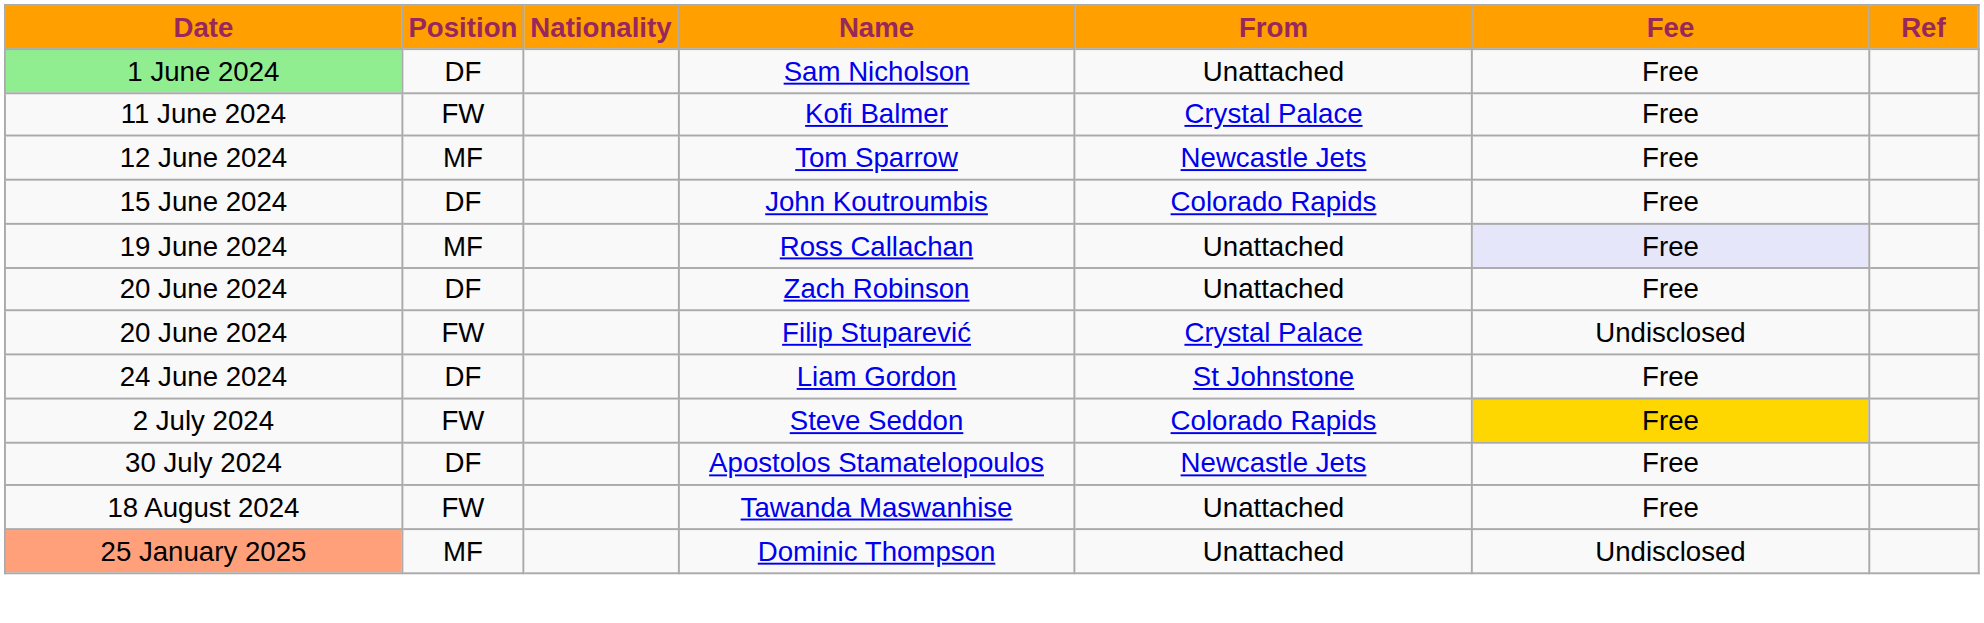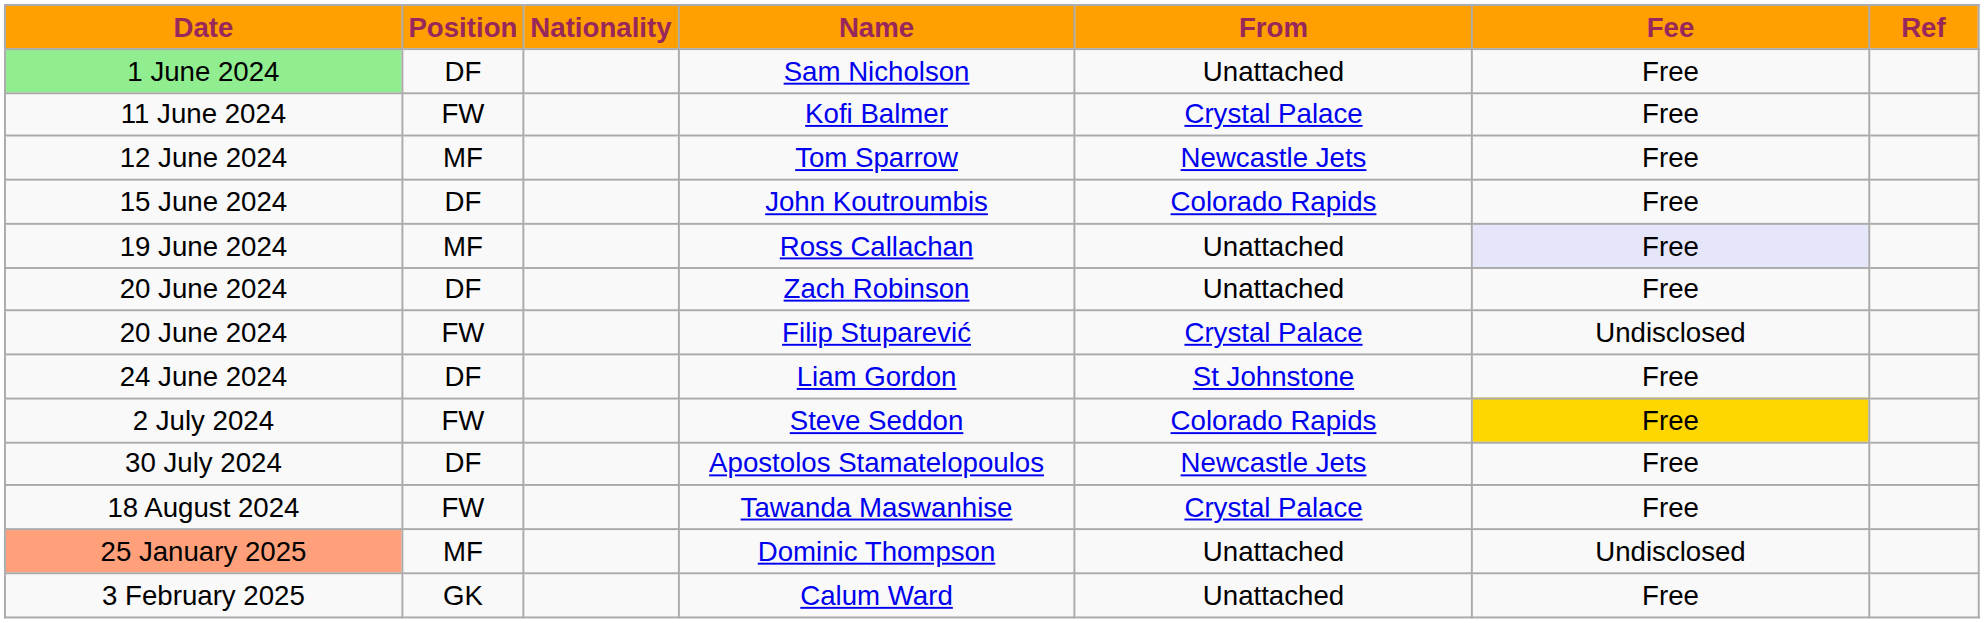(1273, 508) Unattached -> (1274, 508) Crystal Palace
+ row: (877, 595)
